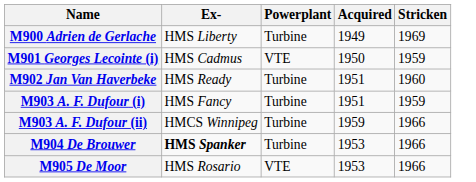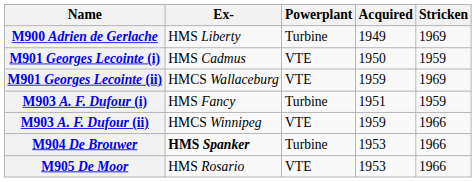+ row: (85, 79)
- row: (83, 79)
(285, 123) Turbine -> (298, 123) VTE
